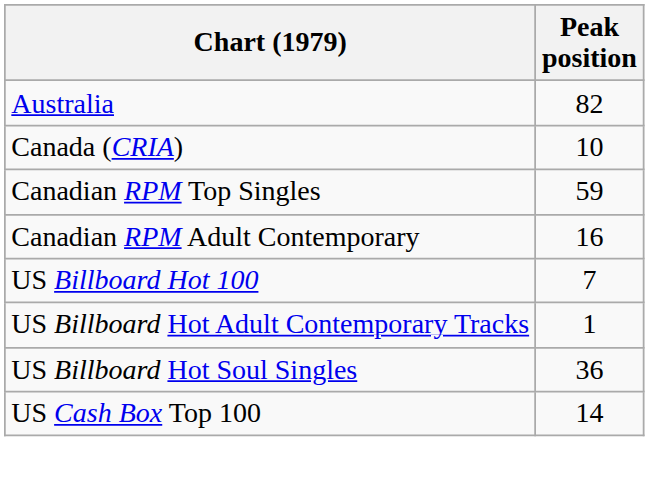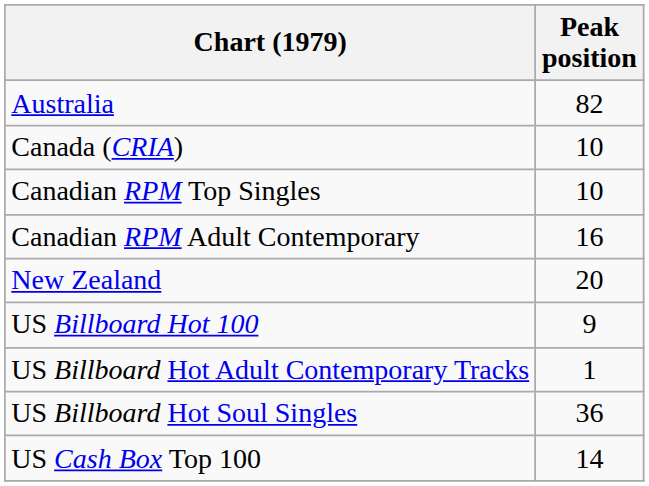(589, 191) 59 -> (589, 191) 10
+ row: (86, 280)
(589, 280) 7 -> (589, 324) 9
